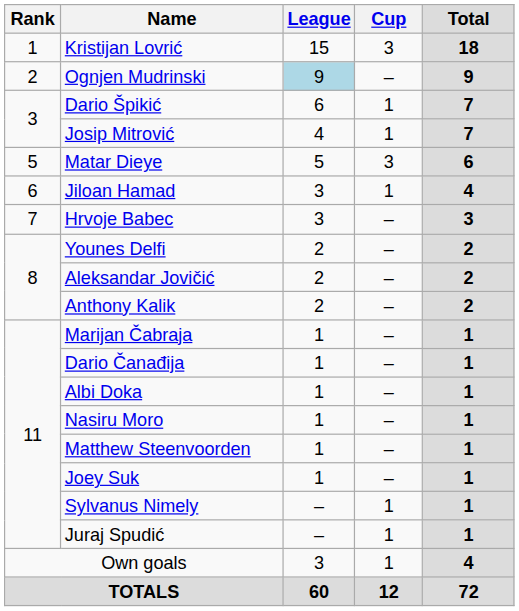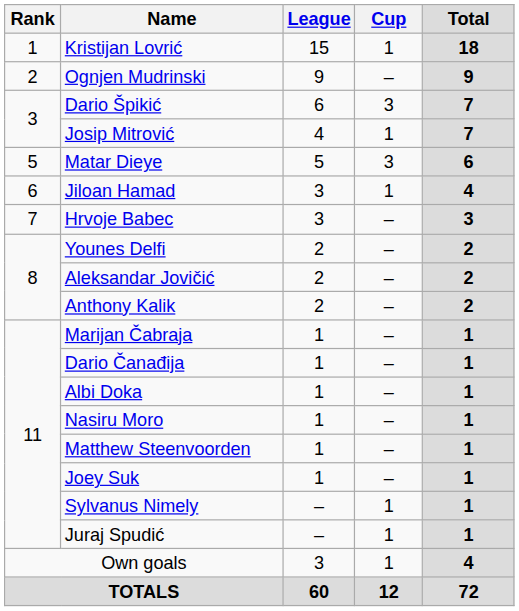(389, 48) 3 -> (389, 48) 1
(319, 76) lightblue background -> (319, 76) no background
(389, 105) 1 -> (389, 105) 3
